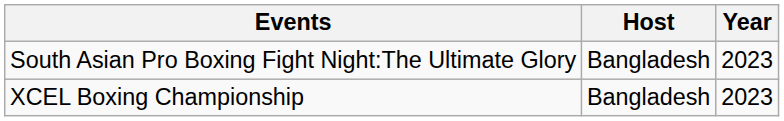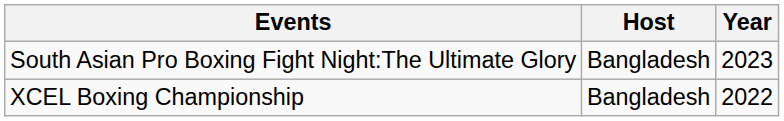(747, 97) 2023 -> (747, 97) 2022
